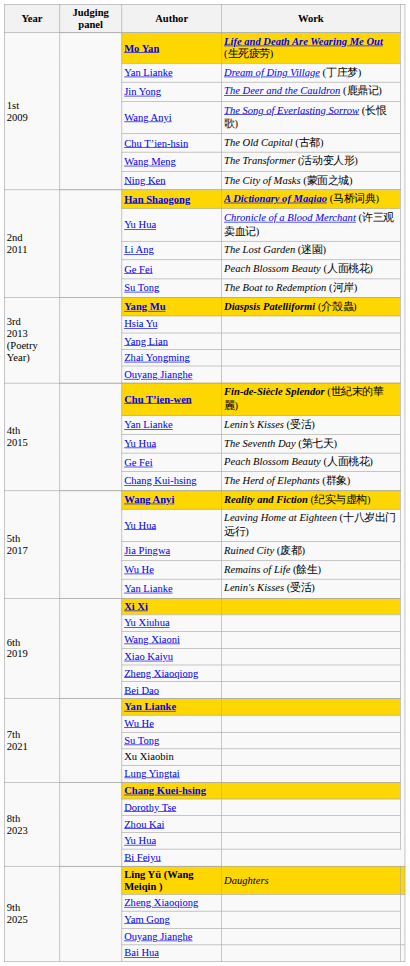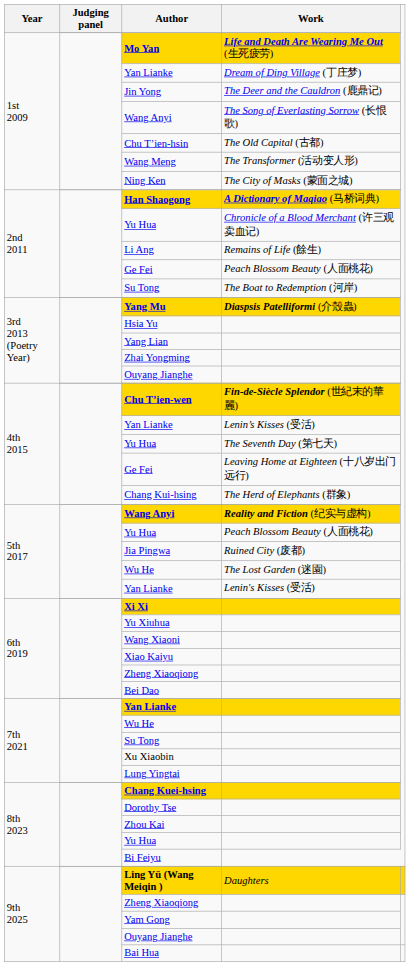(275, 250) The Lost Garden (迷園) -> (273, 250) Remains of Life (餘生)
(298, 462) Peach Blossom Beauty (人面桃花) -> (310, 469) Leaving Home at Eighteen (十八岁出门远行)
(310, 525) Leaving Home at Eighteen (十八岁出门远行) -> (298, 532) Peach Blossom Beauty (人面桃花)
(273, 569) Remains of Life (餘生) -> (275, 569) The Lost Garden (迷園)
